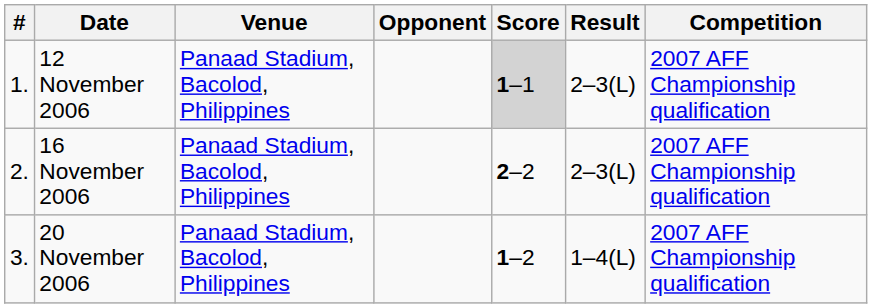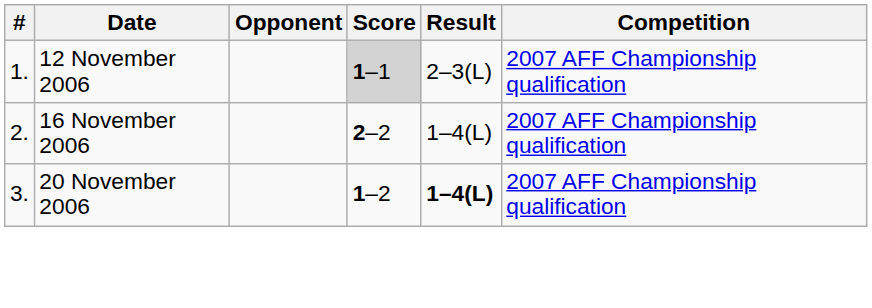- column: (274, 22)
(603, 171) 2–3(L) -> (459, 132) 1–4(L)
(603, 258) normal -> (460, 194) bold
